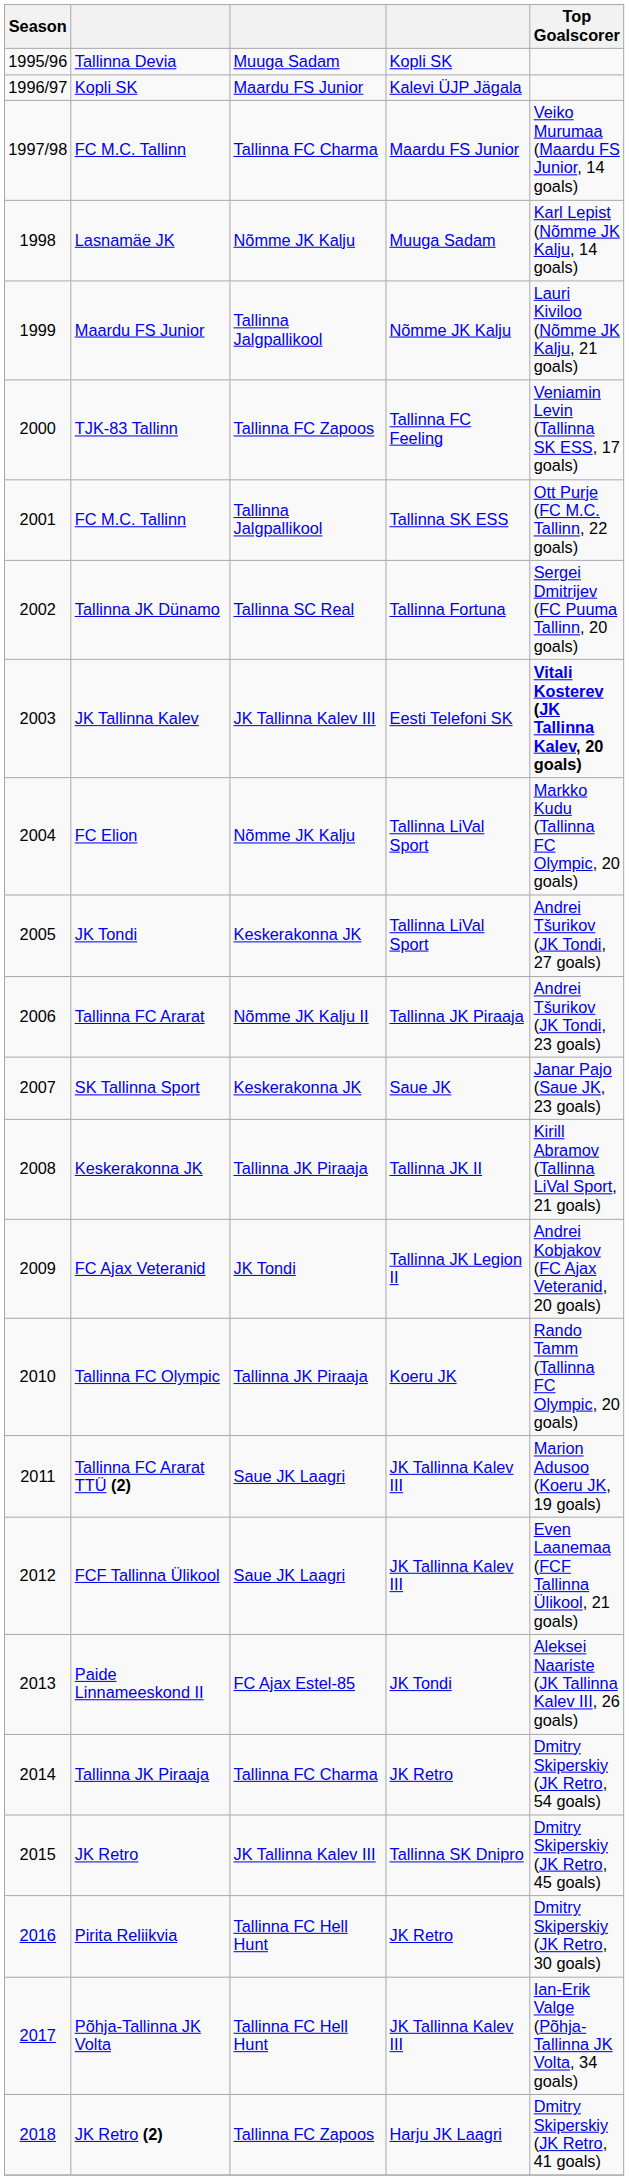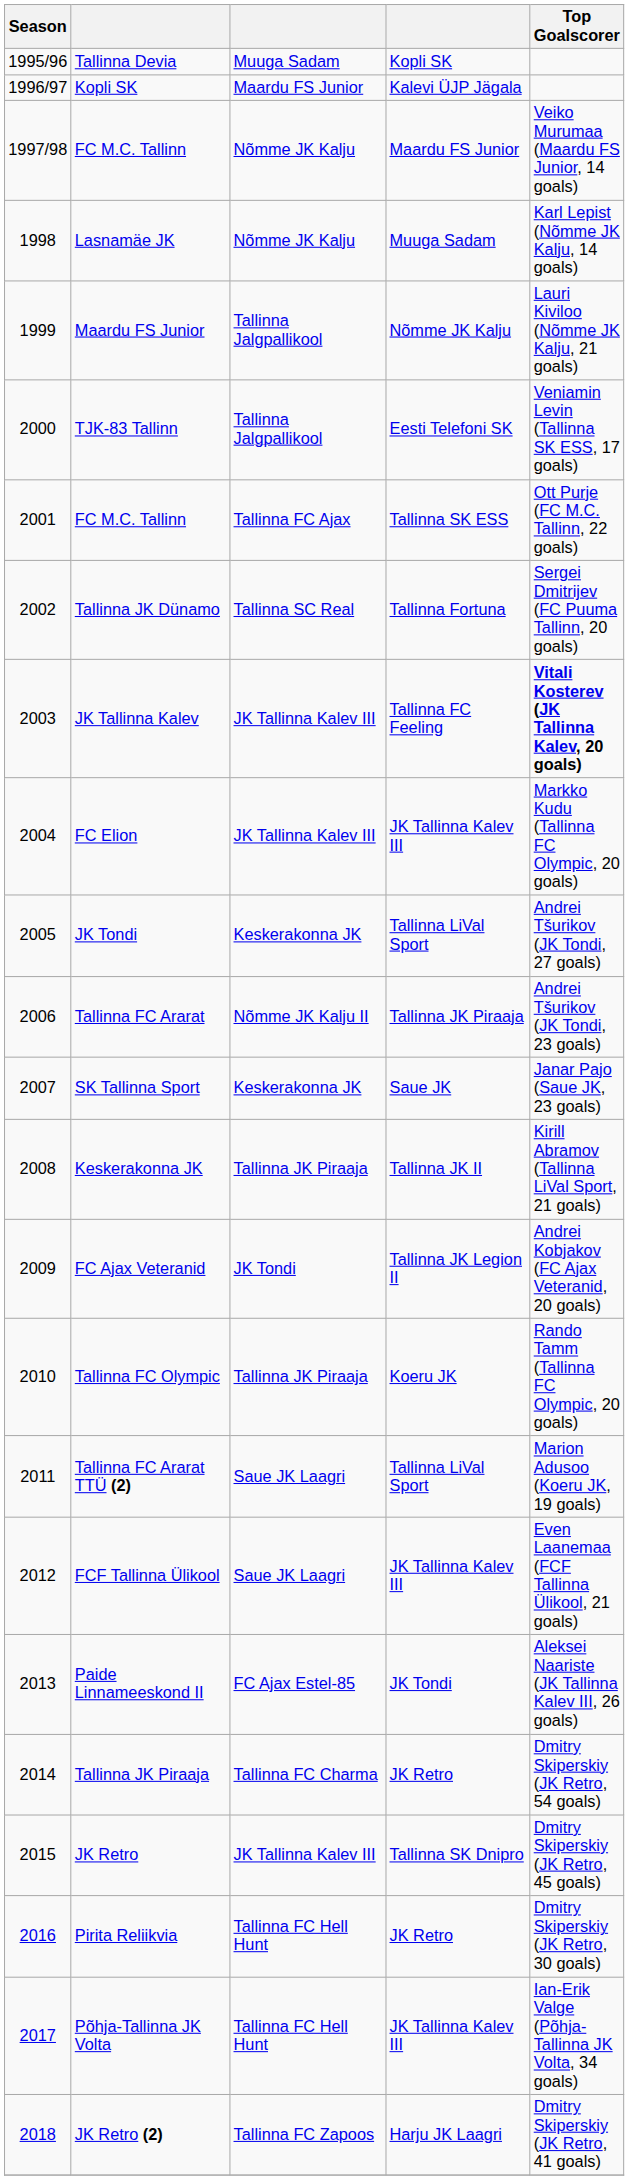(306, 150) Tallinna FC Charma -> (294, 150) Nõmme JK Kalju
(304, 429) Tallinna FC Zapoos -> (278, 429) Tallinna Jalgpallikool
(430, 429) Tallinna FC Feeling -> (451, 429) Eesti Telefoni SK
(278, 519) Tallinna Jalgpallikool -> (292, 519) Tallinna FC Ajax
(451, 718) Eesti Telefoni SK -> (430, 718) Tallinna FC Feeling
(294, 836) Nõmme JK Kalju -> (305, 836) JK Tallinna Kalev III
(437, 836) Tallinna LiVal Sport -> (452, 836) JK Tallinna Kalev III
(452, 1476) JK Tallinna Kalev III -> (437, 1476) Tallinna LiVal Sport
